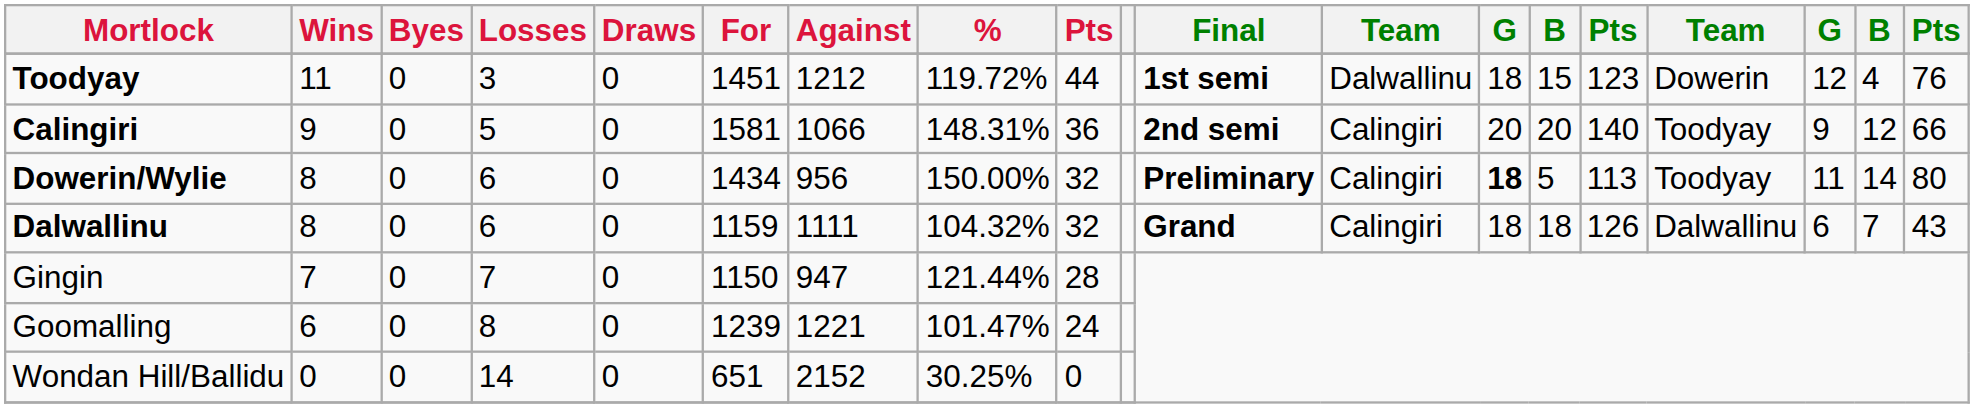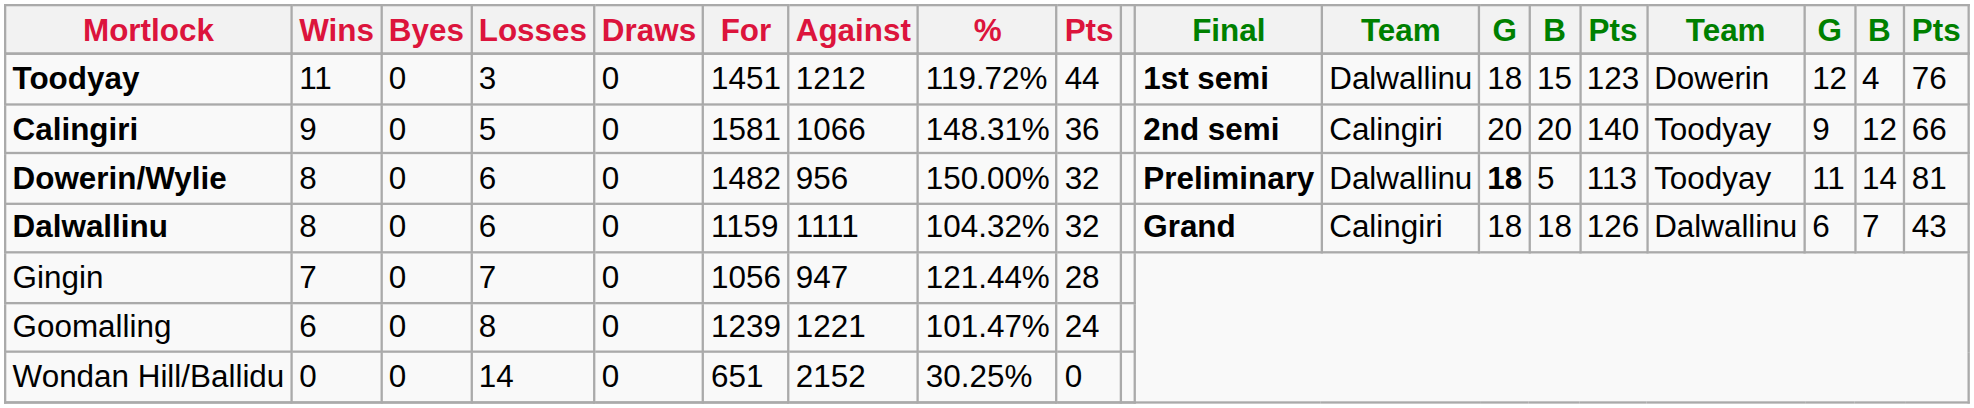(746, 178) 1434 -> (746, 178) 1482
(1386, 178) Calingiri -> (1401, 178) Dalwallinu
(1929, 178) 80 -> (1929, 178) 81
(745, 277) 1150 -> (746, 277) 1056
